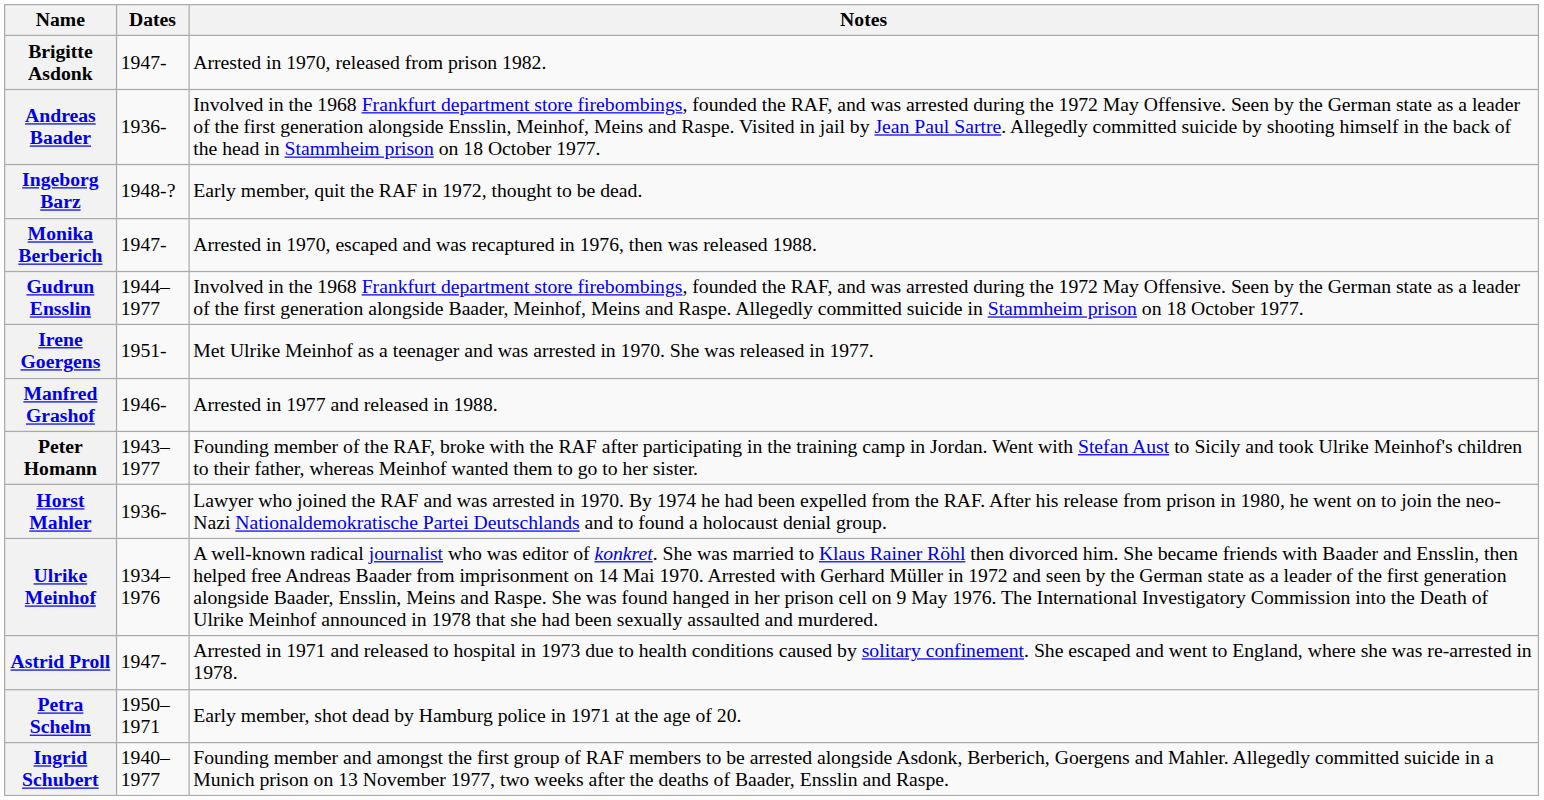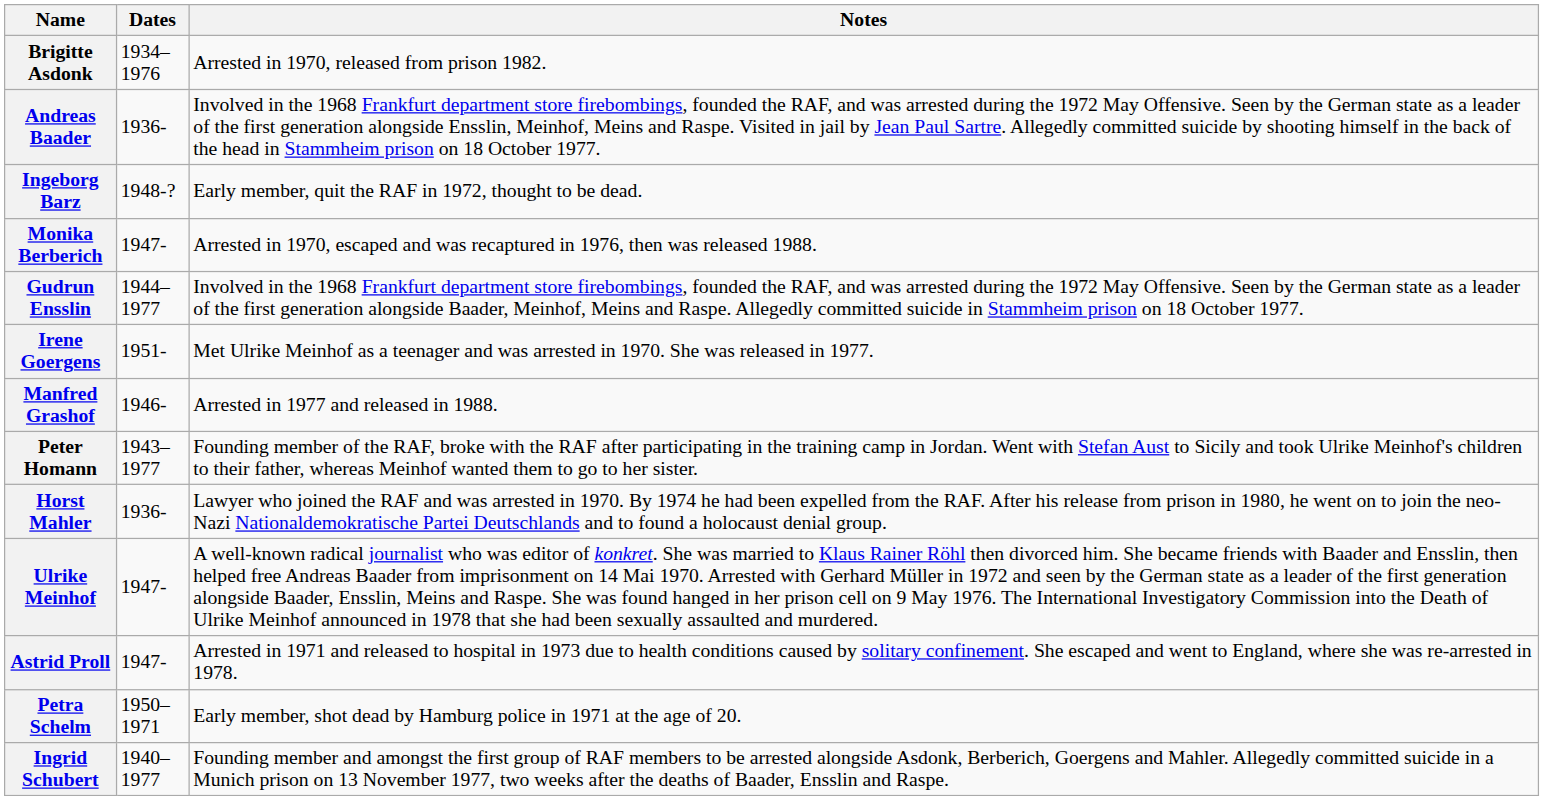(144, 62) 1947- -> (145, 62) 1934–1976
(145, 586) 1934–1976 -> (144, 586) 1947-
